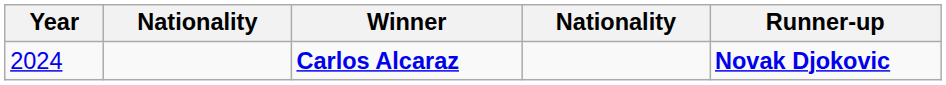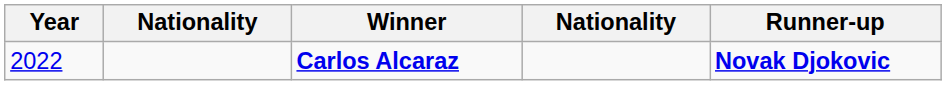(36, 60) 2024 -> (36, 60) 2022
